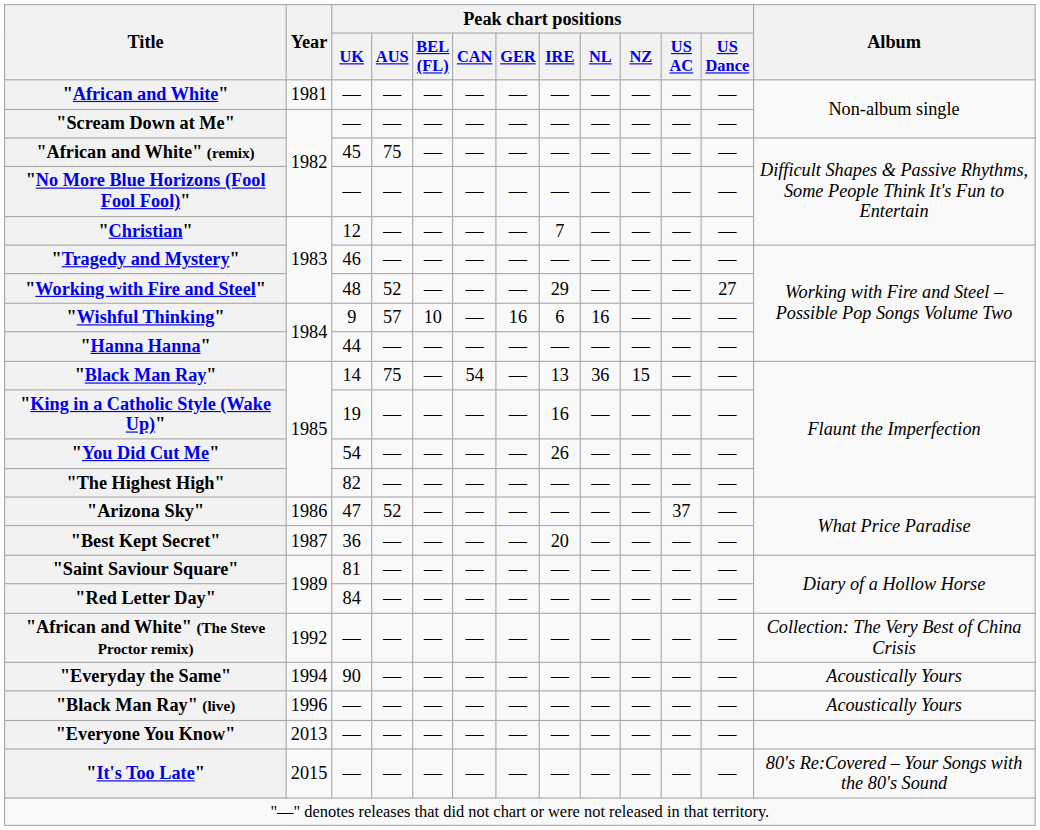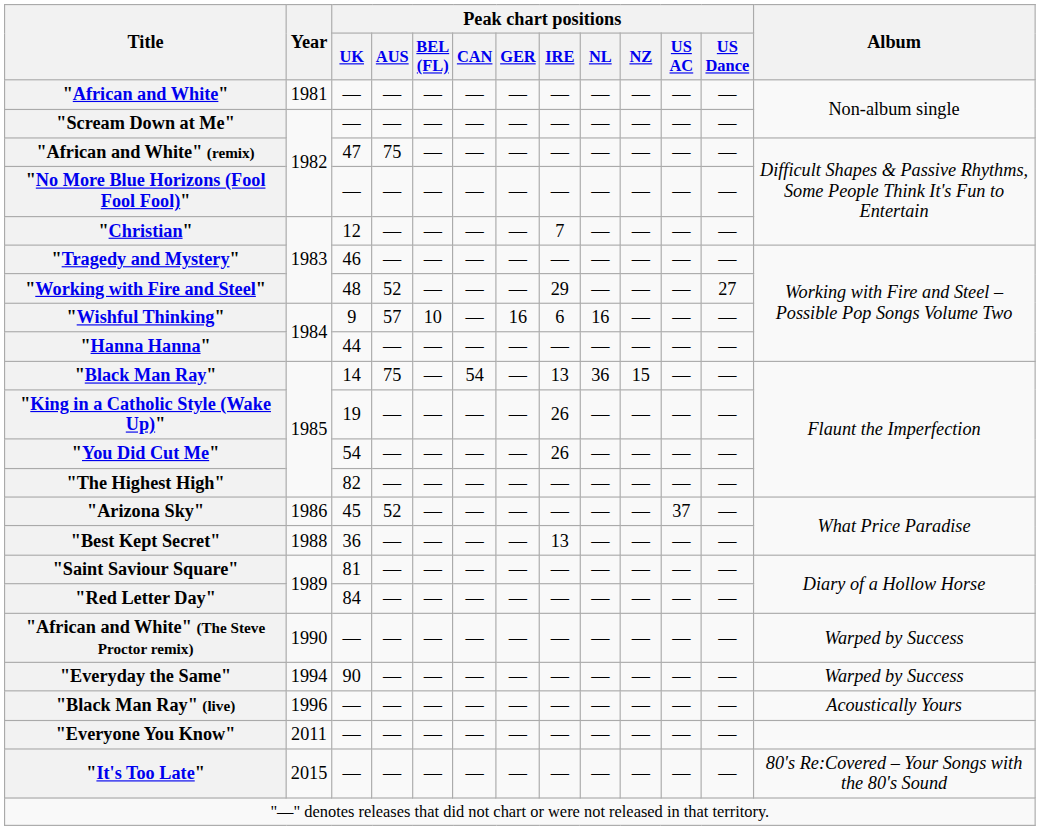(352, 152) 45 -> (352, 152) 47
(560, 414) 16 -> (560, 414) 26
(352, 511) 47 -> (352, 511) 45
(309, 540) 1987 -> (309, 540) 1988
(560, 540) 20 -> (560, 540) 13
(309, 637) 1992 -> (309, 637) 1990
(894, 637) Collection: The Very Best of China Crisis -> (894, 637) Warped by Success
(894, 676) Acoustically Yours -> (894, 676) Warped by Success
(309, 734) 2013 -> (309, 734) 2011
